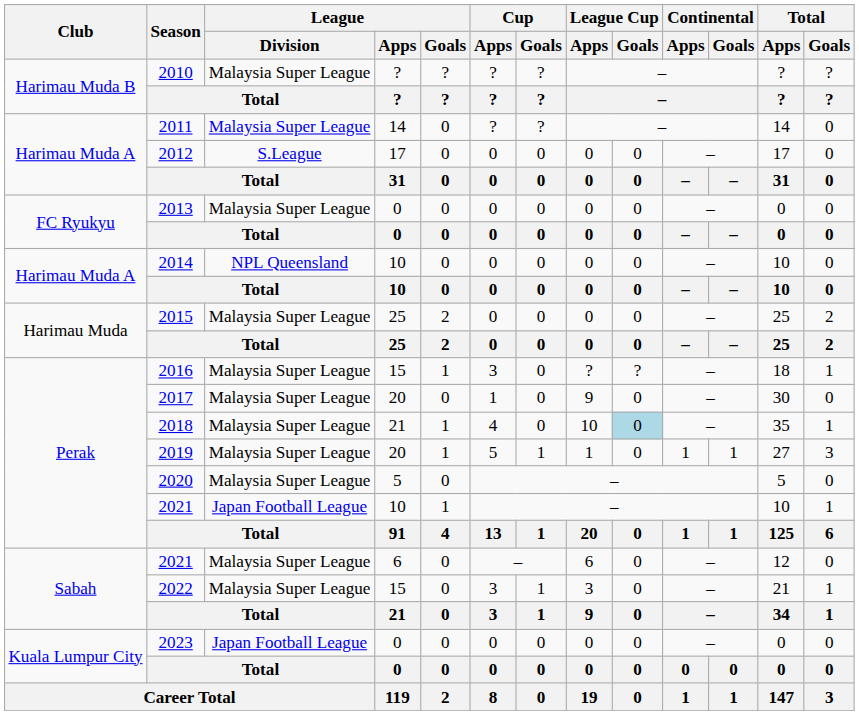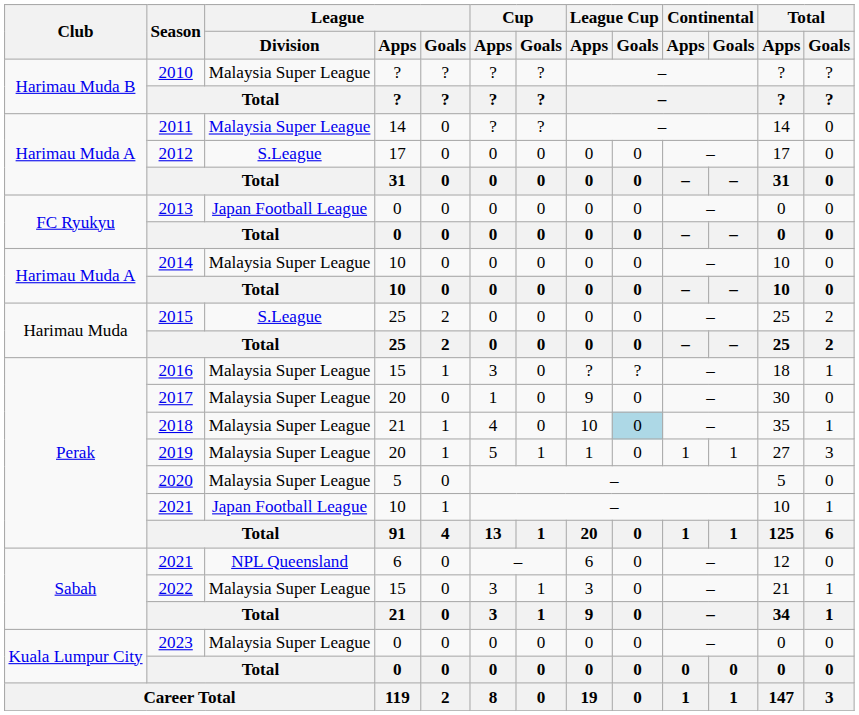(290, 208) Malaysia Super League -> (290, 208) Japan Football League
(290, 262) NPL Queensland -> (290, 262) Malaysia Super League
(290, 316) Malaysia Super League -> (290, 316) S.League
(290, 561) Malaysia Super League -> (290, 561) NPL Queensland
(290, 642) Japan Football League -> (290, 642) Malaysia Super League
